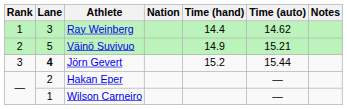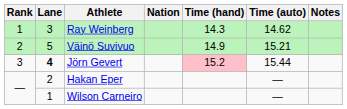(214, 29) 14.4 -> (214, 29) 14.3
(214, 63) no background -> (214, 63) pink background
